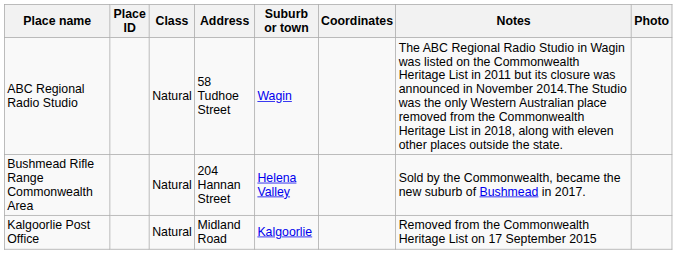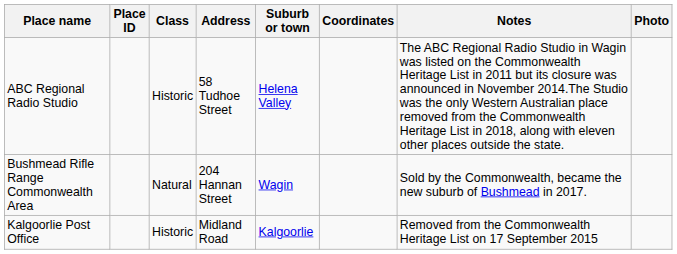(172, 96) Natural -> (173, 96) Historic
(275, 96) Wagin -> (278, 96) Helena Valley
(277, 185) Helena Valley -> (276, 185) Wagin
(172, 232) Natural -> (173, 232) Historic
